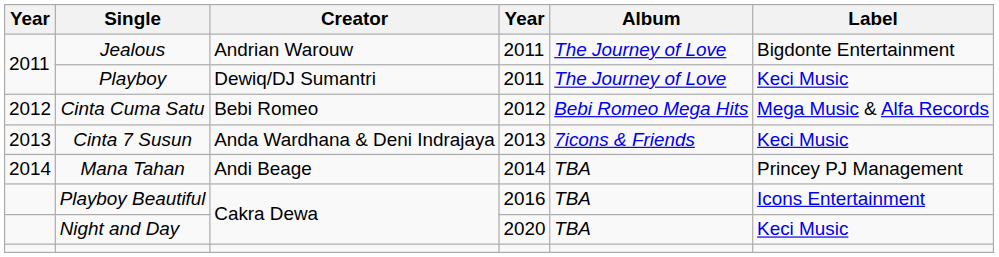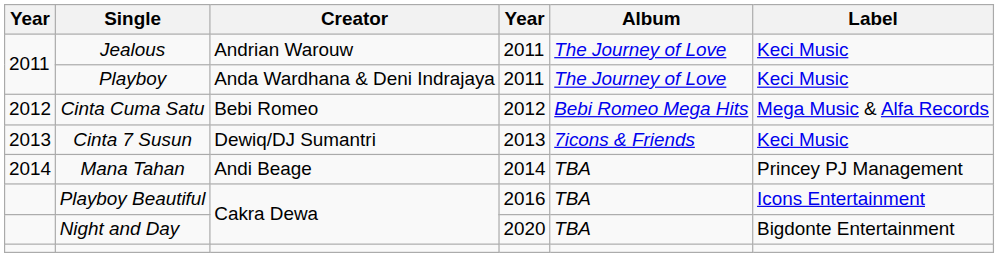(856, 49) Bigdonte Entertainment -> (803, 49) Keci Music
(295, 79) Dewiq/DJ Sumantri -> (355, 79) Anda Wardhana & Deni Indrajaya
(355, 139) Anda Wardhana & Deni Indrajaya -> (295, 139) Dewiq/DJ Sumantri
(803, 229) Keci Music -> (856, 229) Bigdonte Entertainment
